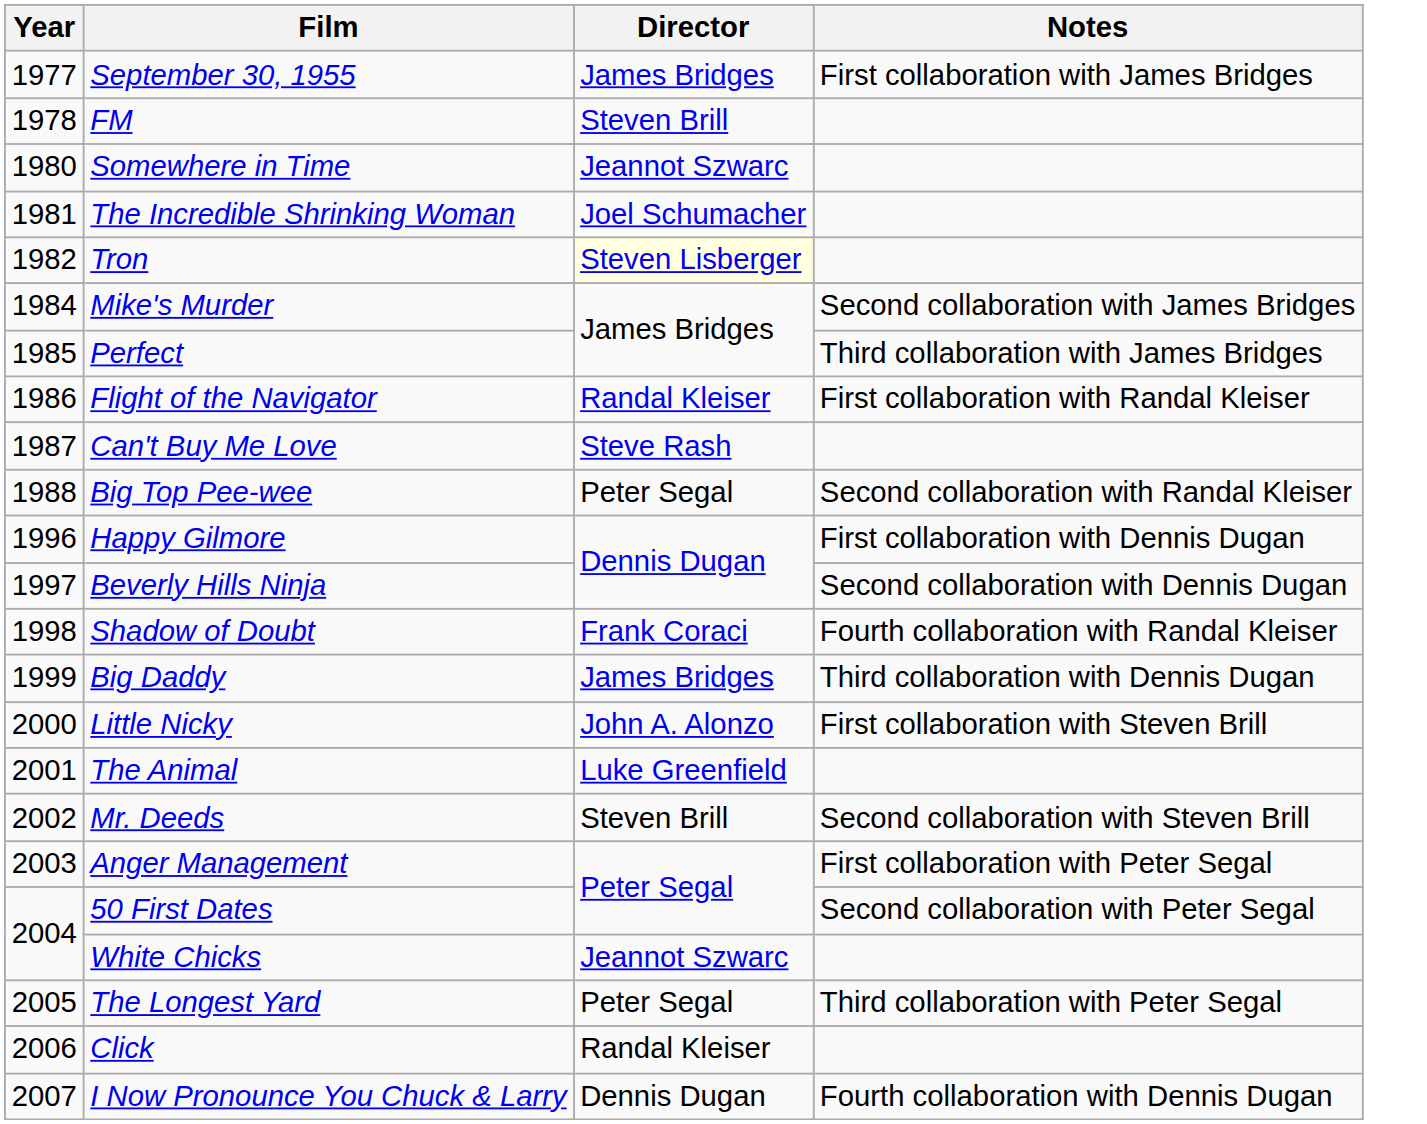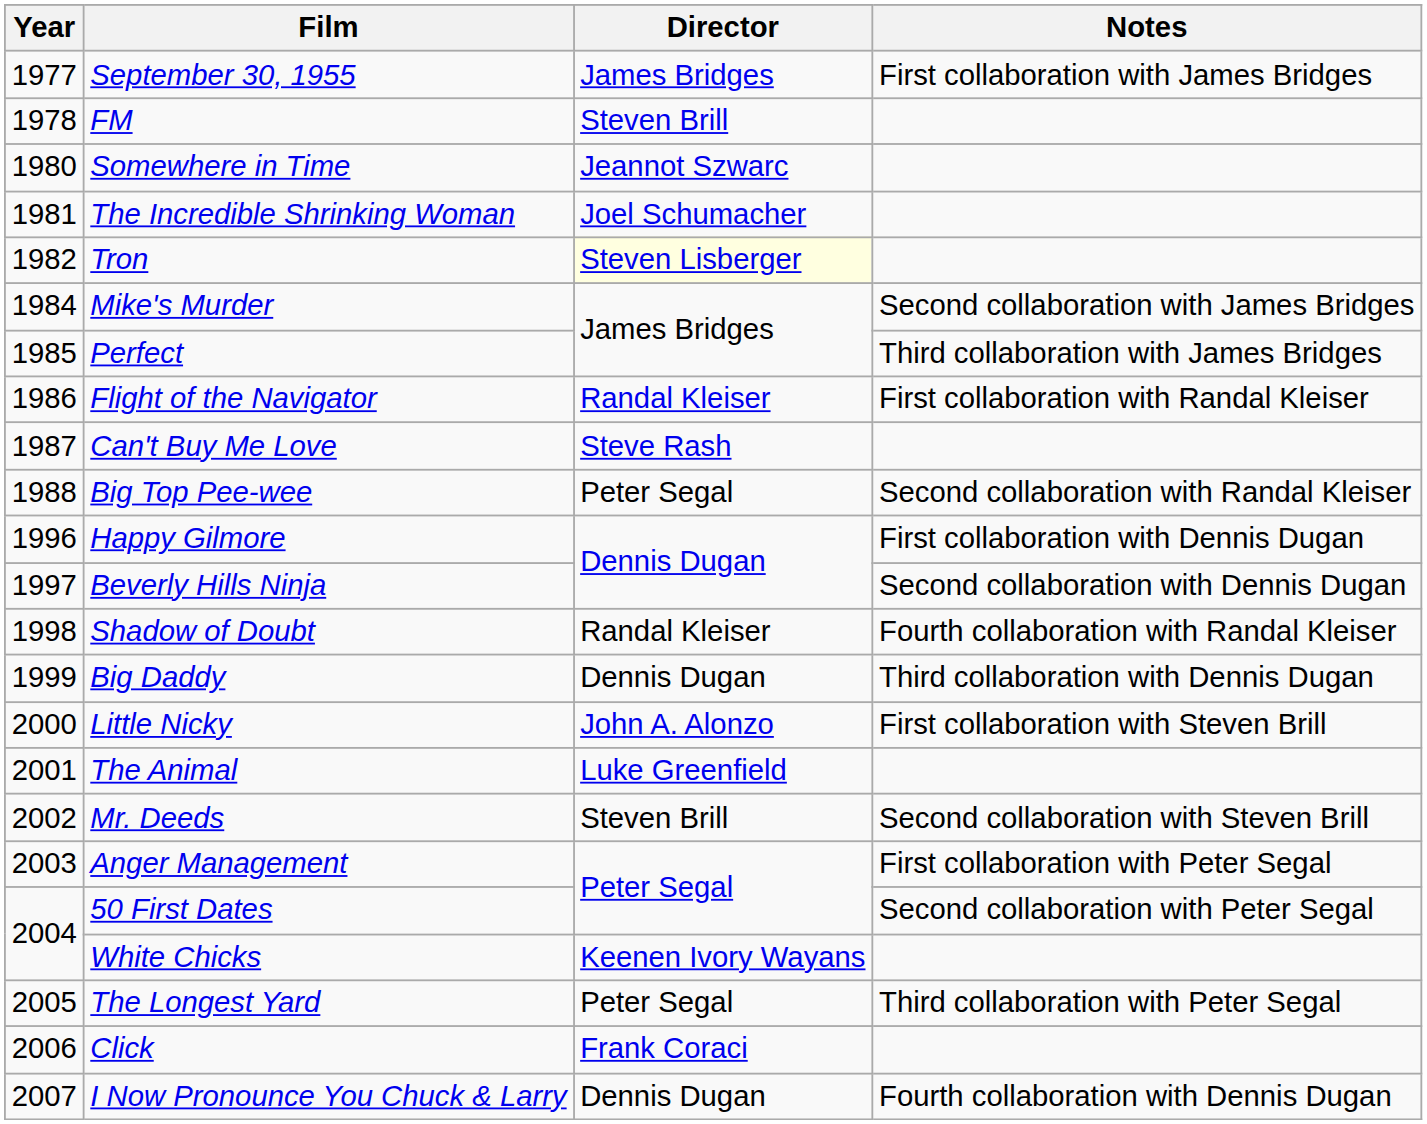(664, 631) Frank Coraci -> (675, 631) Randal Kleiser
(677, 677) James Bridges -> (673, 677) Dennis Dugan
(684, 956) Jeannot Szwarc -> (723, 956) Keenen Ivory Wayans
(675, 1049) Randal Kleiser -> (664, 1049) Frank Coraci
